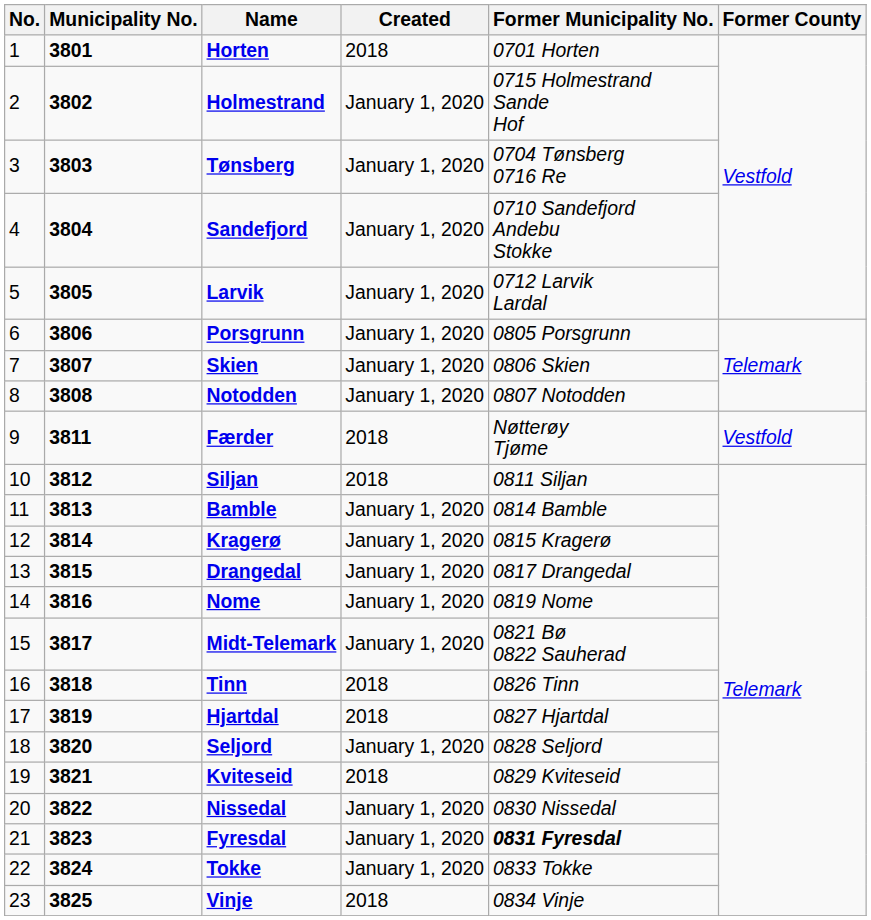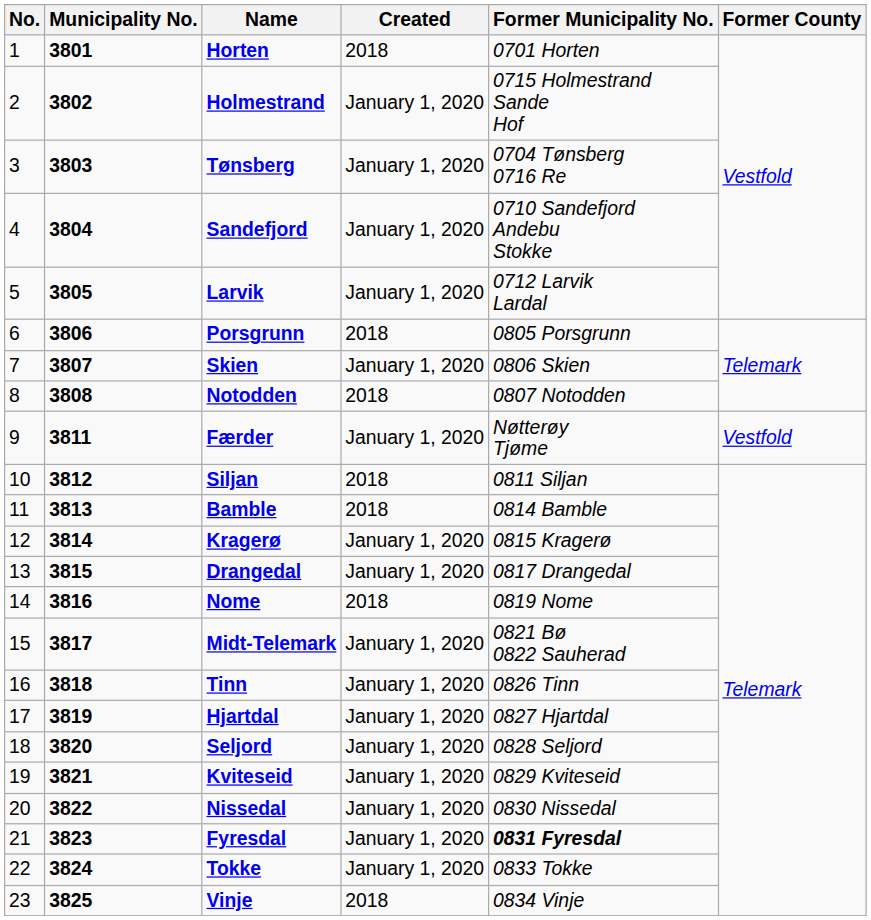(415, 334) January 1, 2020 -> (367, 334) 2018
(415, 396) January 1, 2020 -> (367, 396) 2018
(367, 437) 2018 -> (415, 437) January 1, 2020
(415, 510) January 1, 2020 -> (367, 510) 2018
(415, 602) January 1, 2020 -> (367, 602) 2018
(367, 685) 2018 -> (415, 685) January 1, 2020
(367, 716) 2018 -> (415, 716) January 1, 2020
(367, 777) 2018 -> (415, 777) January 1, 2020
